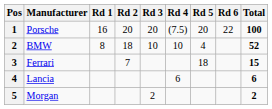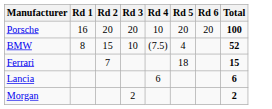- column: (14, 13)
(178, 29) (7.5) -> (158, 29) 10
(228, 29) 22 -> (208, 29) 20
(127, 46) 18 -> (108, 46) 15
(178, 46) 10 -> (158, 46) (7.5)
